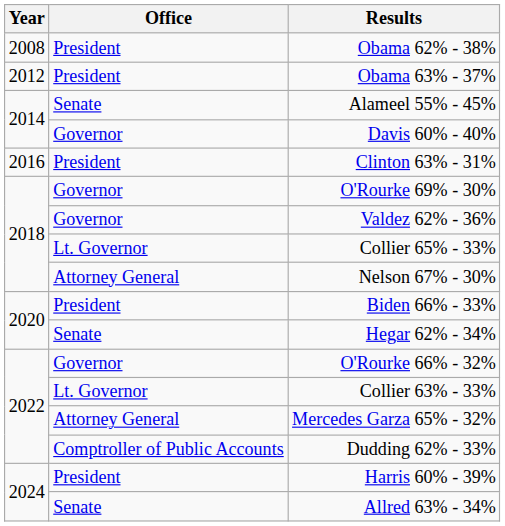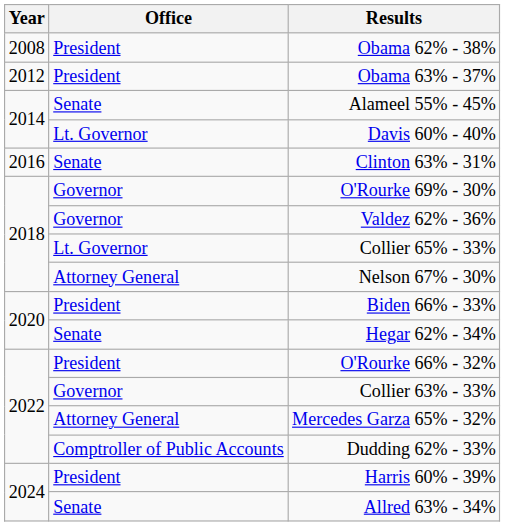(88, 133) Governor -> (100, 133) Lt. Governor
(87, 162) President -> (77, 162) Senate
(88, 362) Governor -> (87, 362) President
(100, 391) Lt. Governor -> (88, 391) Governor
